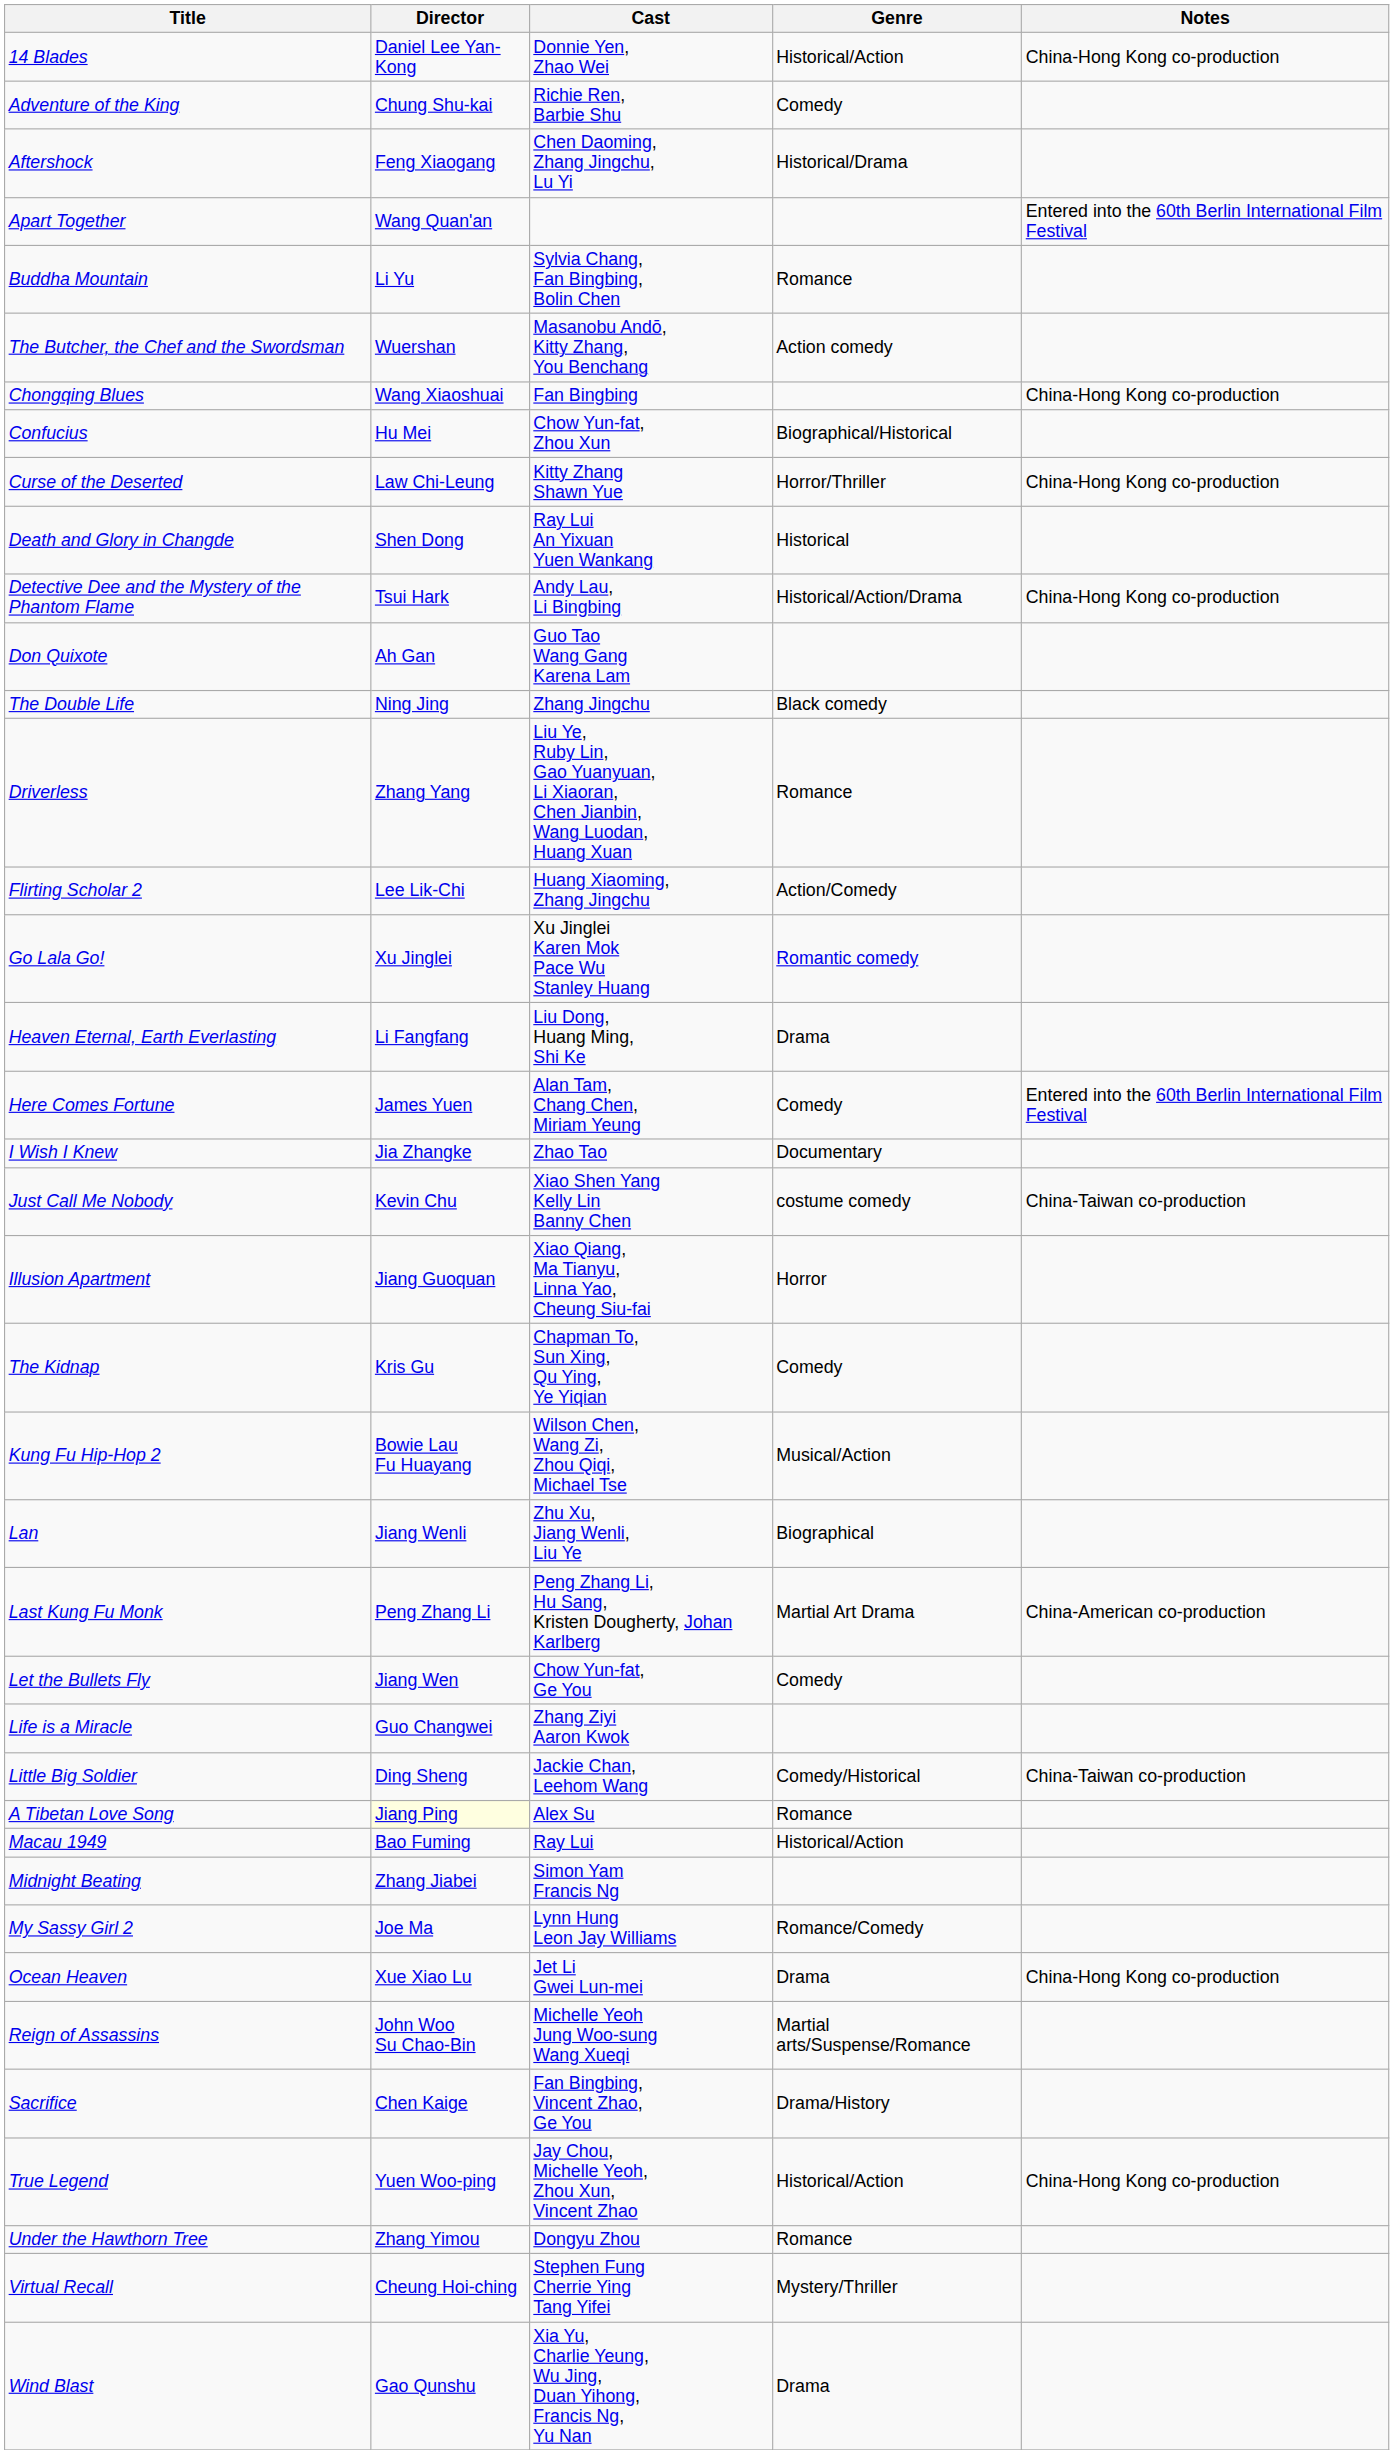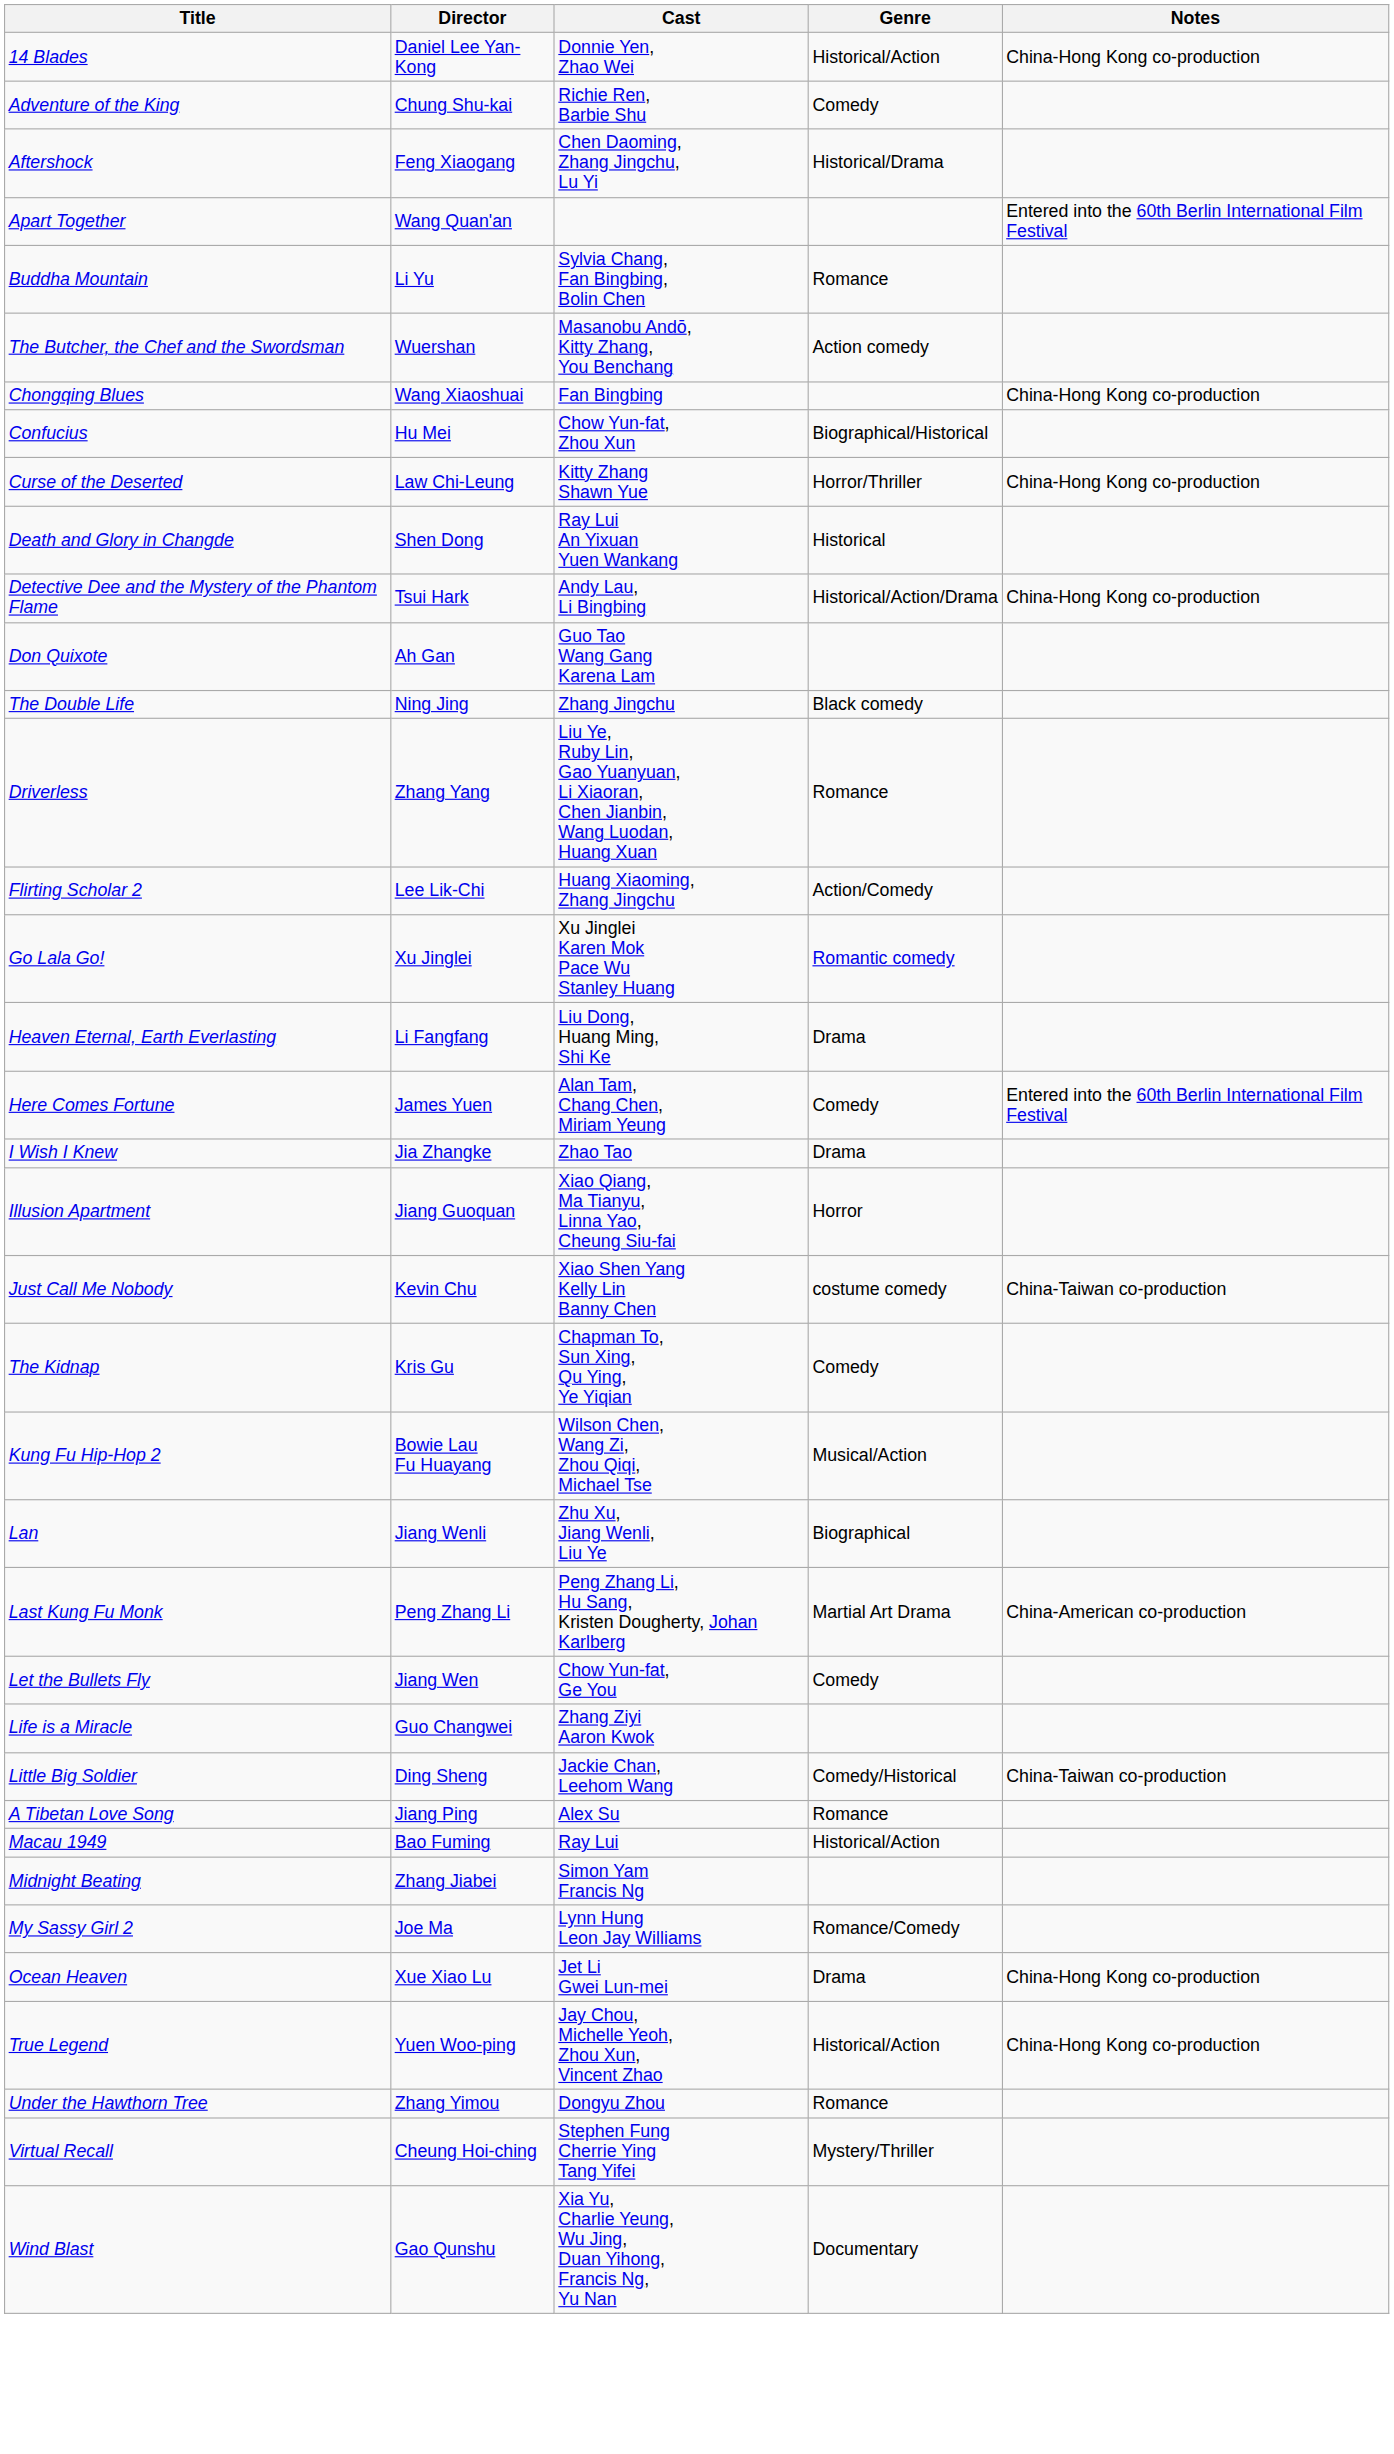(829, 1153) Documentary -> (839, 1153) Drama
rows swapped: (79, 1279) <-> (91, 1201)
(416, 1814) lightyellow background -> (436, 1814) no background
- row: (84, 2035)
- row: (43, 2103)
(803, 2385) Drama -> (865, 2249) Documentary
